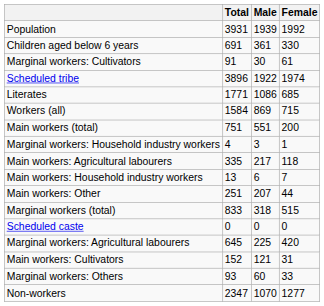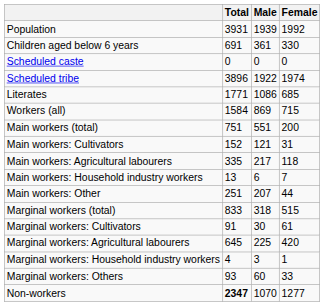rows swapped: (45, 227) <-> (74, 62)
rows swapped: (65, 260) <-> (113, 144)
(236, 293) normal -> (236, 293) bold
